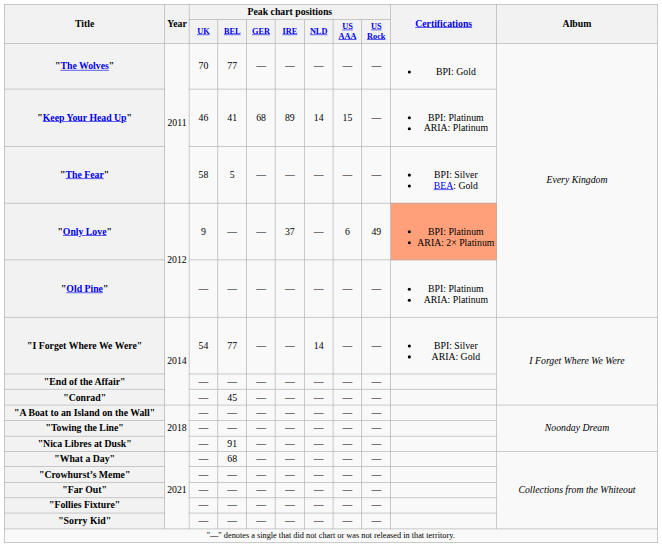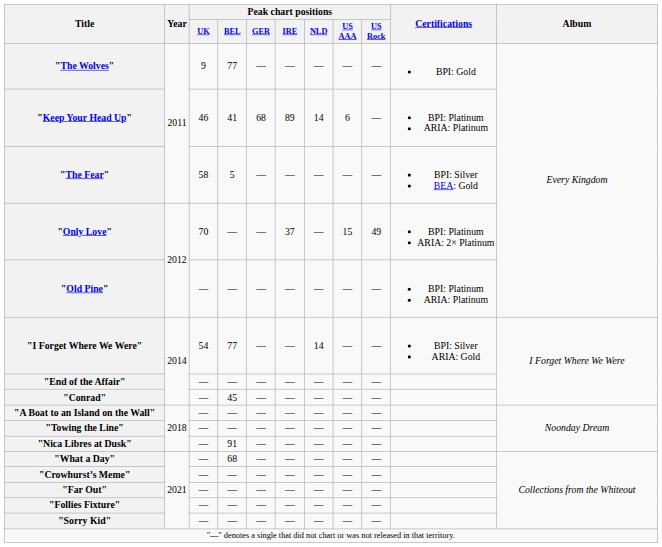(203, 66) 70 -> (203, 66) 9
(347, 117) 15 -> (347, 117) 6
(203, 231) 9 -> (203, 231) 70
(347, 231) 6 -> (347, 231) 15
(444, 237) lightsalmon background -> (444, 237) no background
